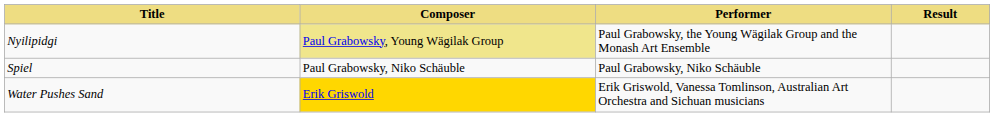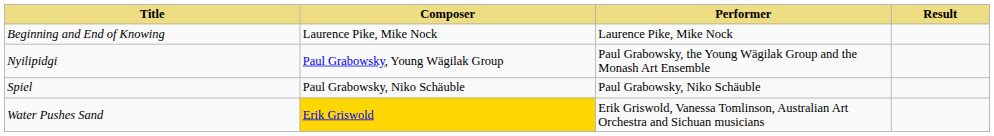+ row: (86, 34)
(403, 41) khaki background -> (403, 61) no background
